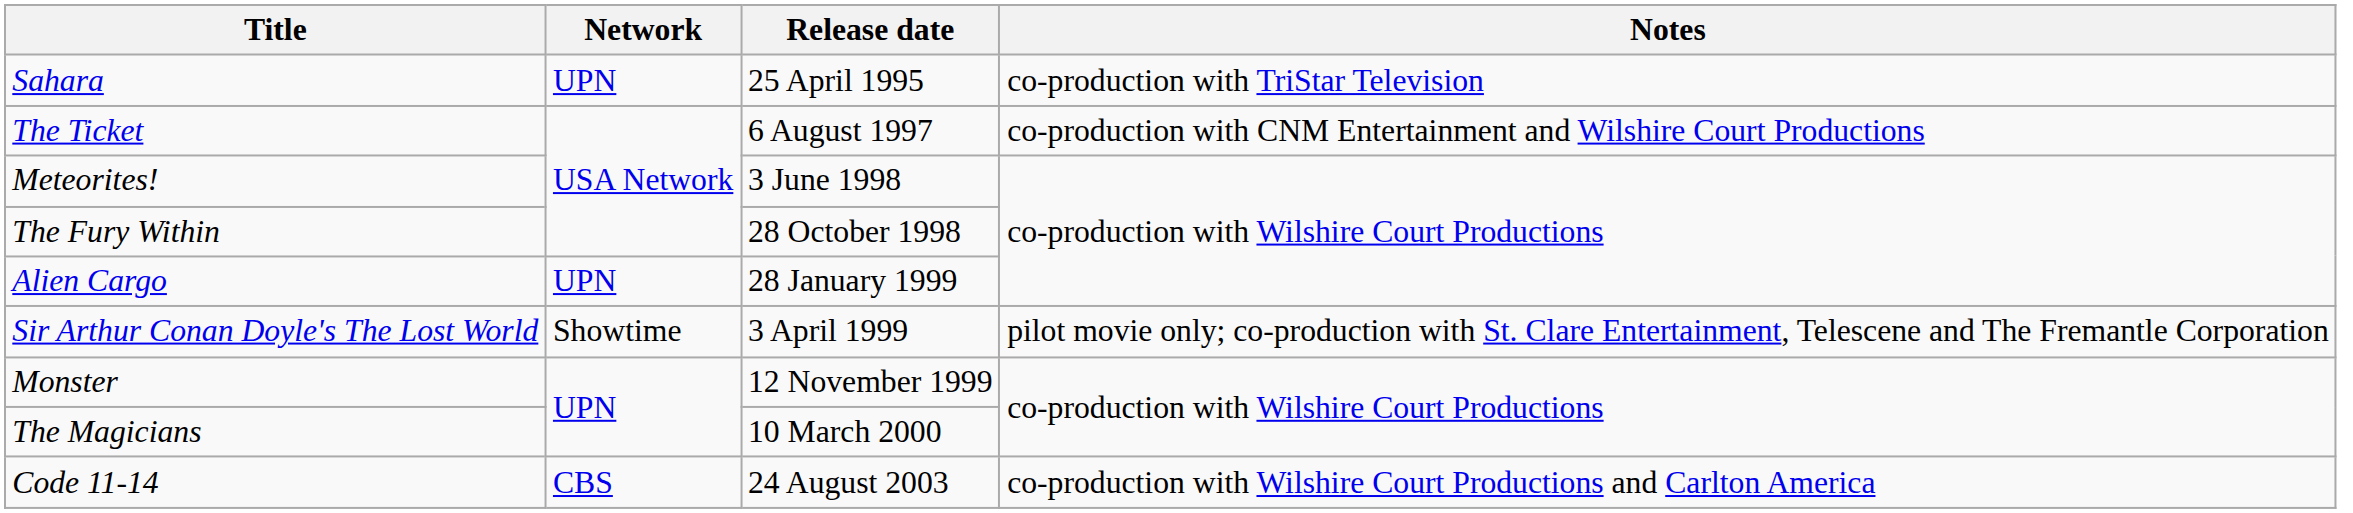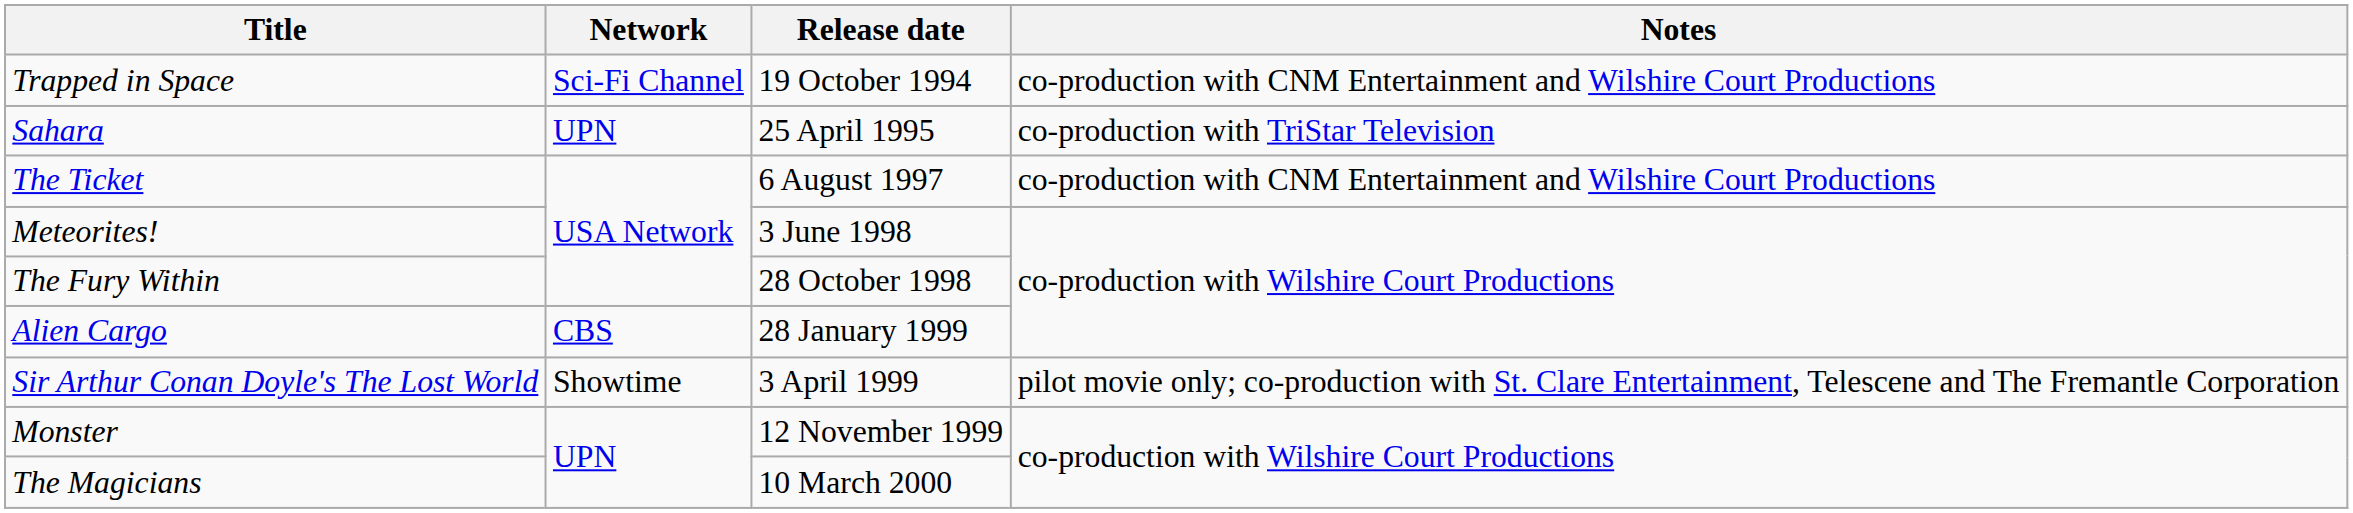+ row: (123, 79)
(585, 280) UPN -> (583, 331) CBS
- row: (85, 481)
